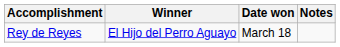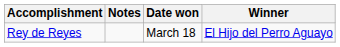columns swapped: (172, 13) <-> (316, 13)
